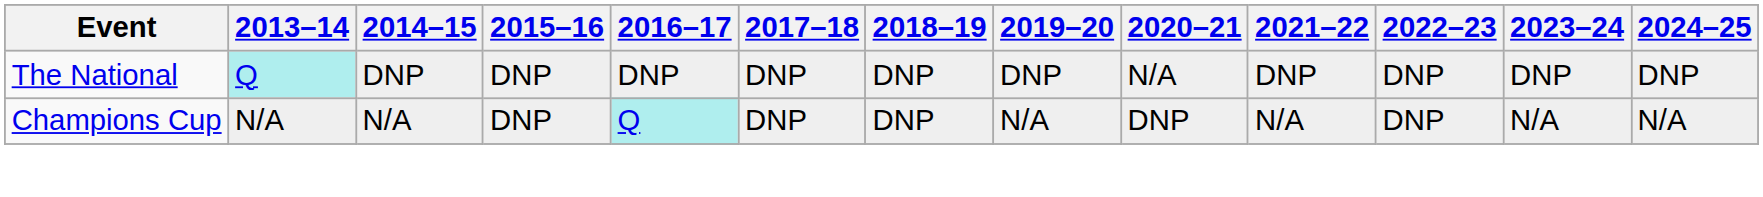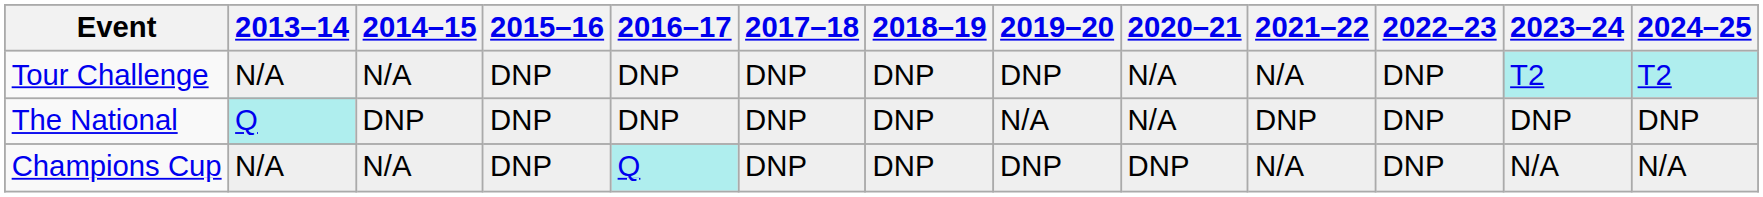+ row: (110, 74)
(1031, 74) DNP -> (1025, 120) N/A
(1025, 120) N/A -> (1031, 167) DNP
